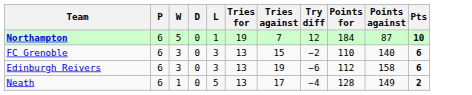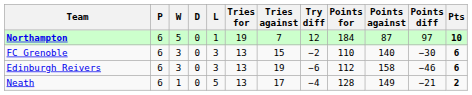+ column: (427, 17)
